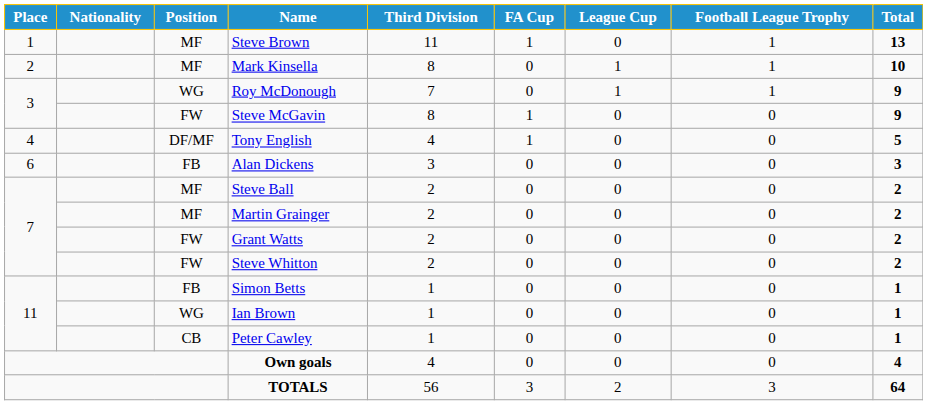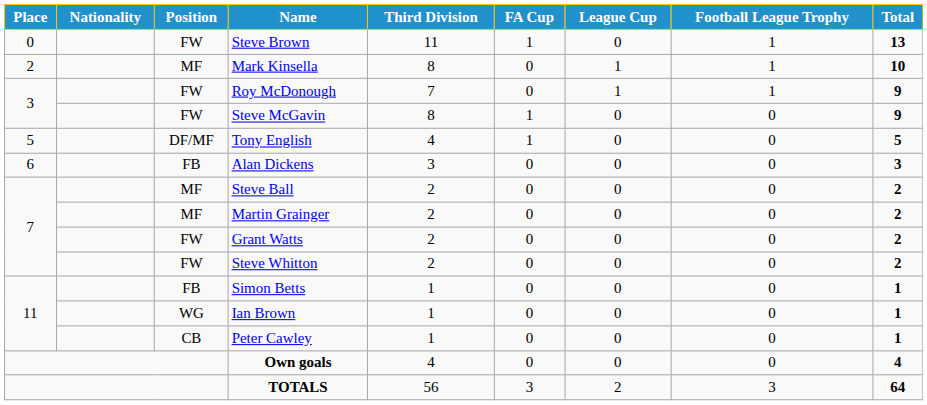(30, 41) 1 -> (30, 41) 0
(191, 41) MF -> (191, 41) FW
(191, 91) WG -> (191, 91) FW
(30, 140) 4 -> (30, 140) 5
